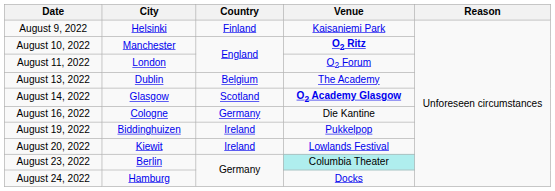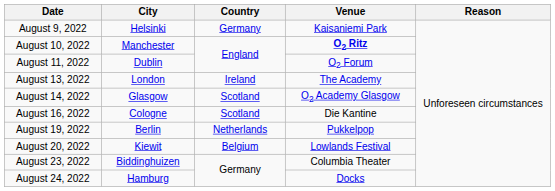(240, 28) Finland -> (240, 28) Germany
(149, 63) London -> (148, 63) Dublin
(149, 80) Dublin -> (148, 80) London
(240, 80) Belgium -> (240, 80) Ireland
(349, 97) bold -> (350, 97) normal
(240, 114) Germany -> (240, 114) Scotland
(149, 130) Biddinghuizen -> (148, 130) Berlin
(240, 130) Ireland -> (240, 130) Netherlands
(240, 146) Ireland -> (240, 146) Belgium
(149, 162) Berlin -> (148, 162) Biddinghuizen
(349, 162) paleturquoise background -> (350, 162) no background
